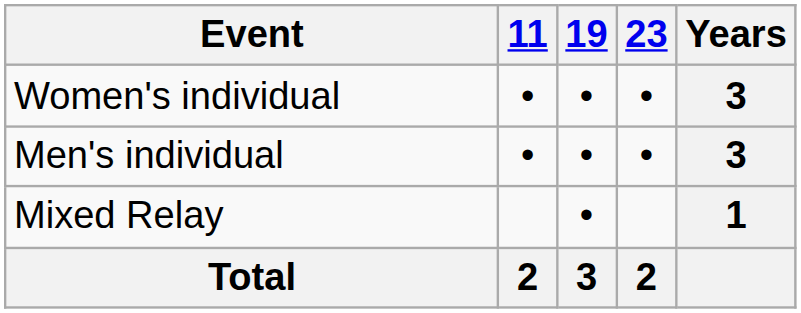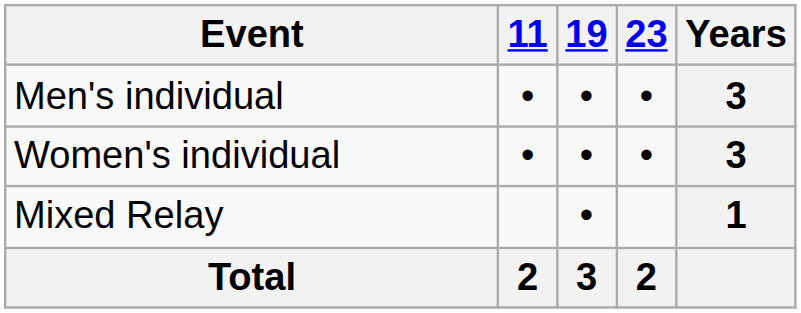rows swapped: (149, 155) <-> (177, 95)
